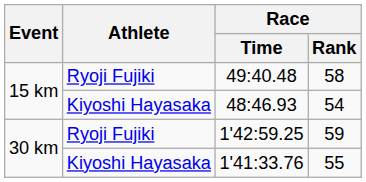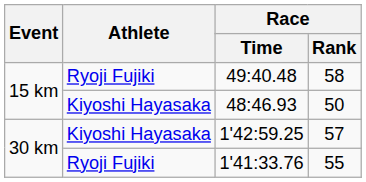(334, 105) 54 -> (334, 105) 50
(111, 134) Ryoji Fujiki -> (139, 134) Kiyoshi Hayasaka
(334, 134) 59 -> (334, 134) 57
(139, 163) Kiyoshi Hayasaka -> (111, 163) Ryoji Fujiki
